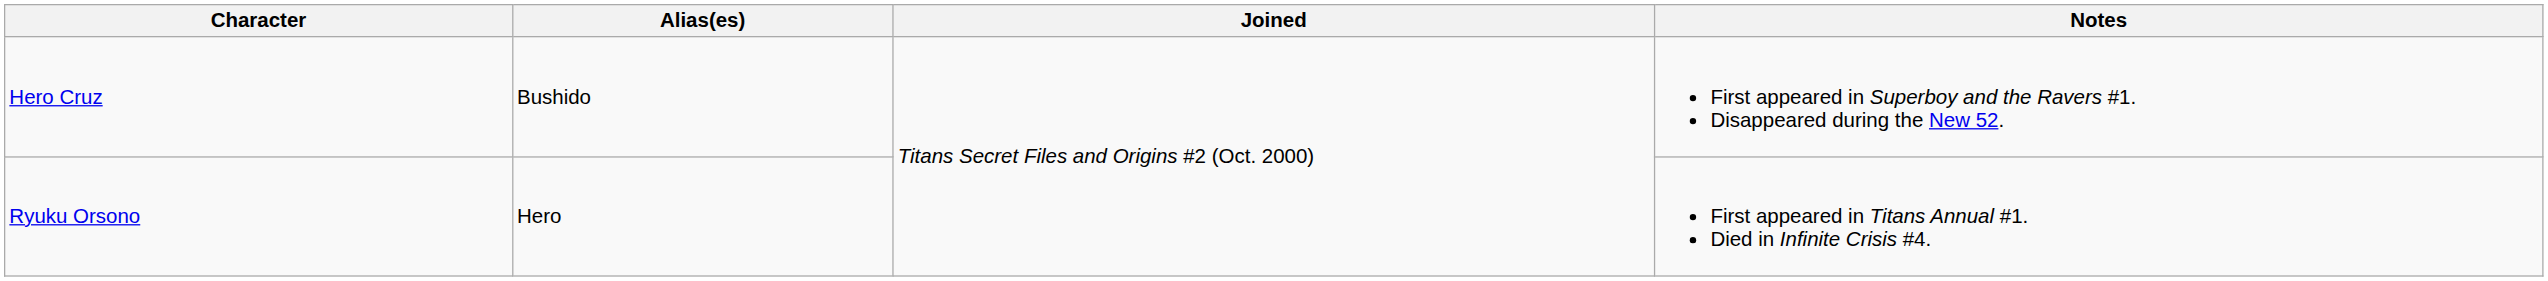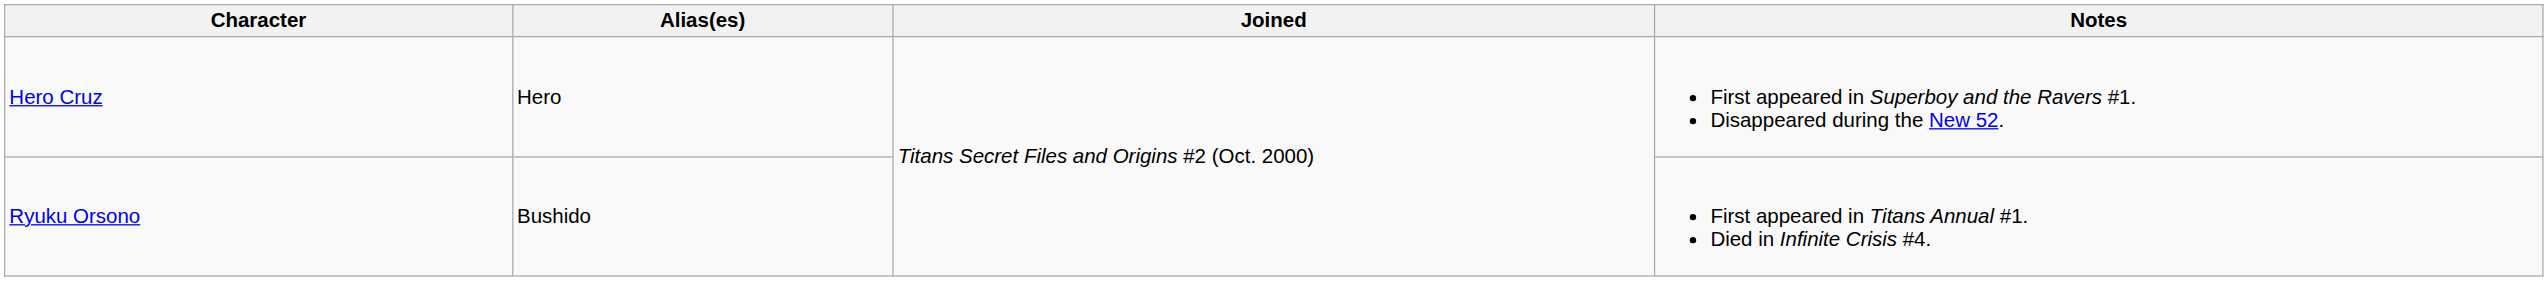(554, 96) Bushido -> (539, 96) Hero
(539, 216) Hero -> (554, 216) Bushido
